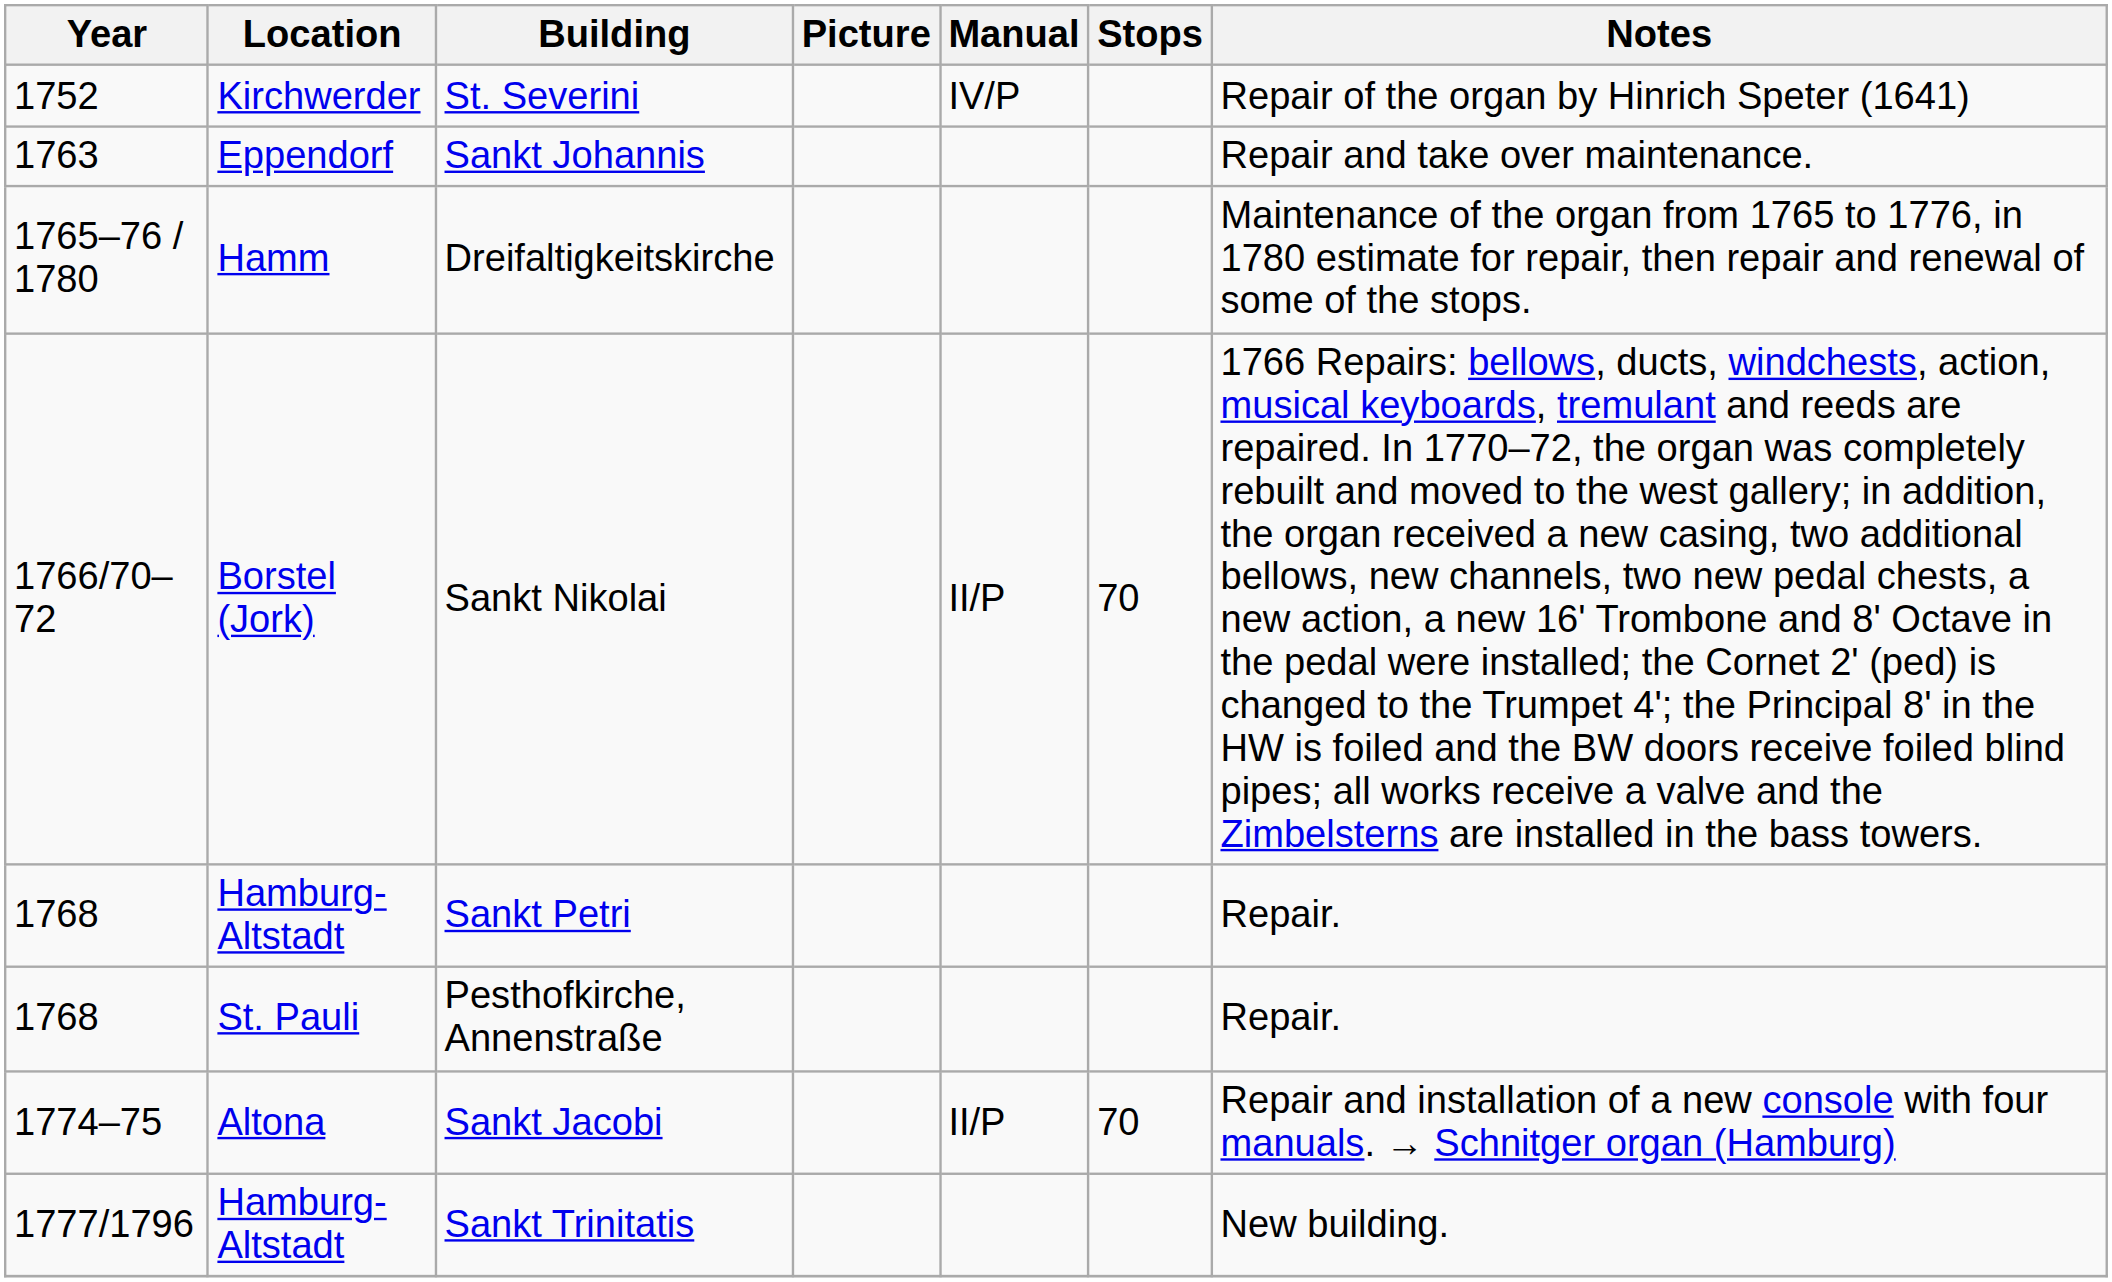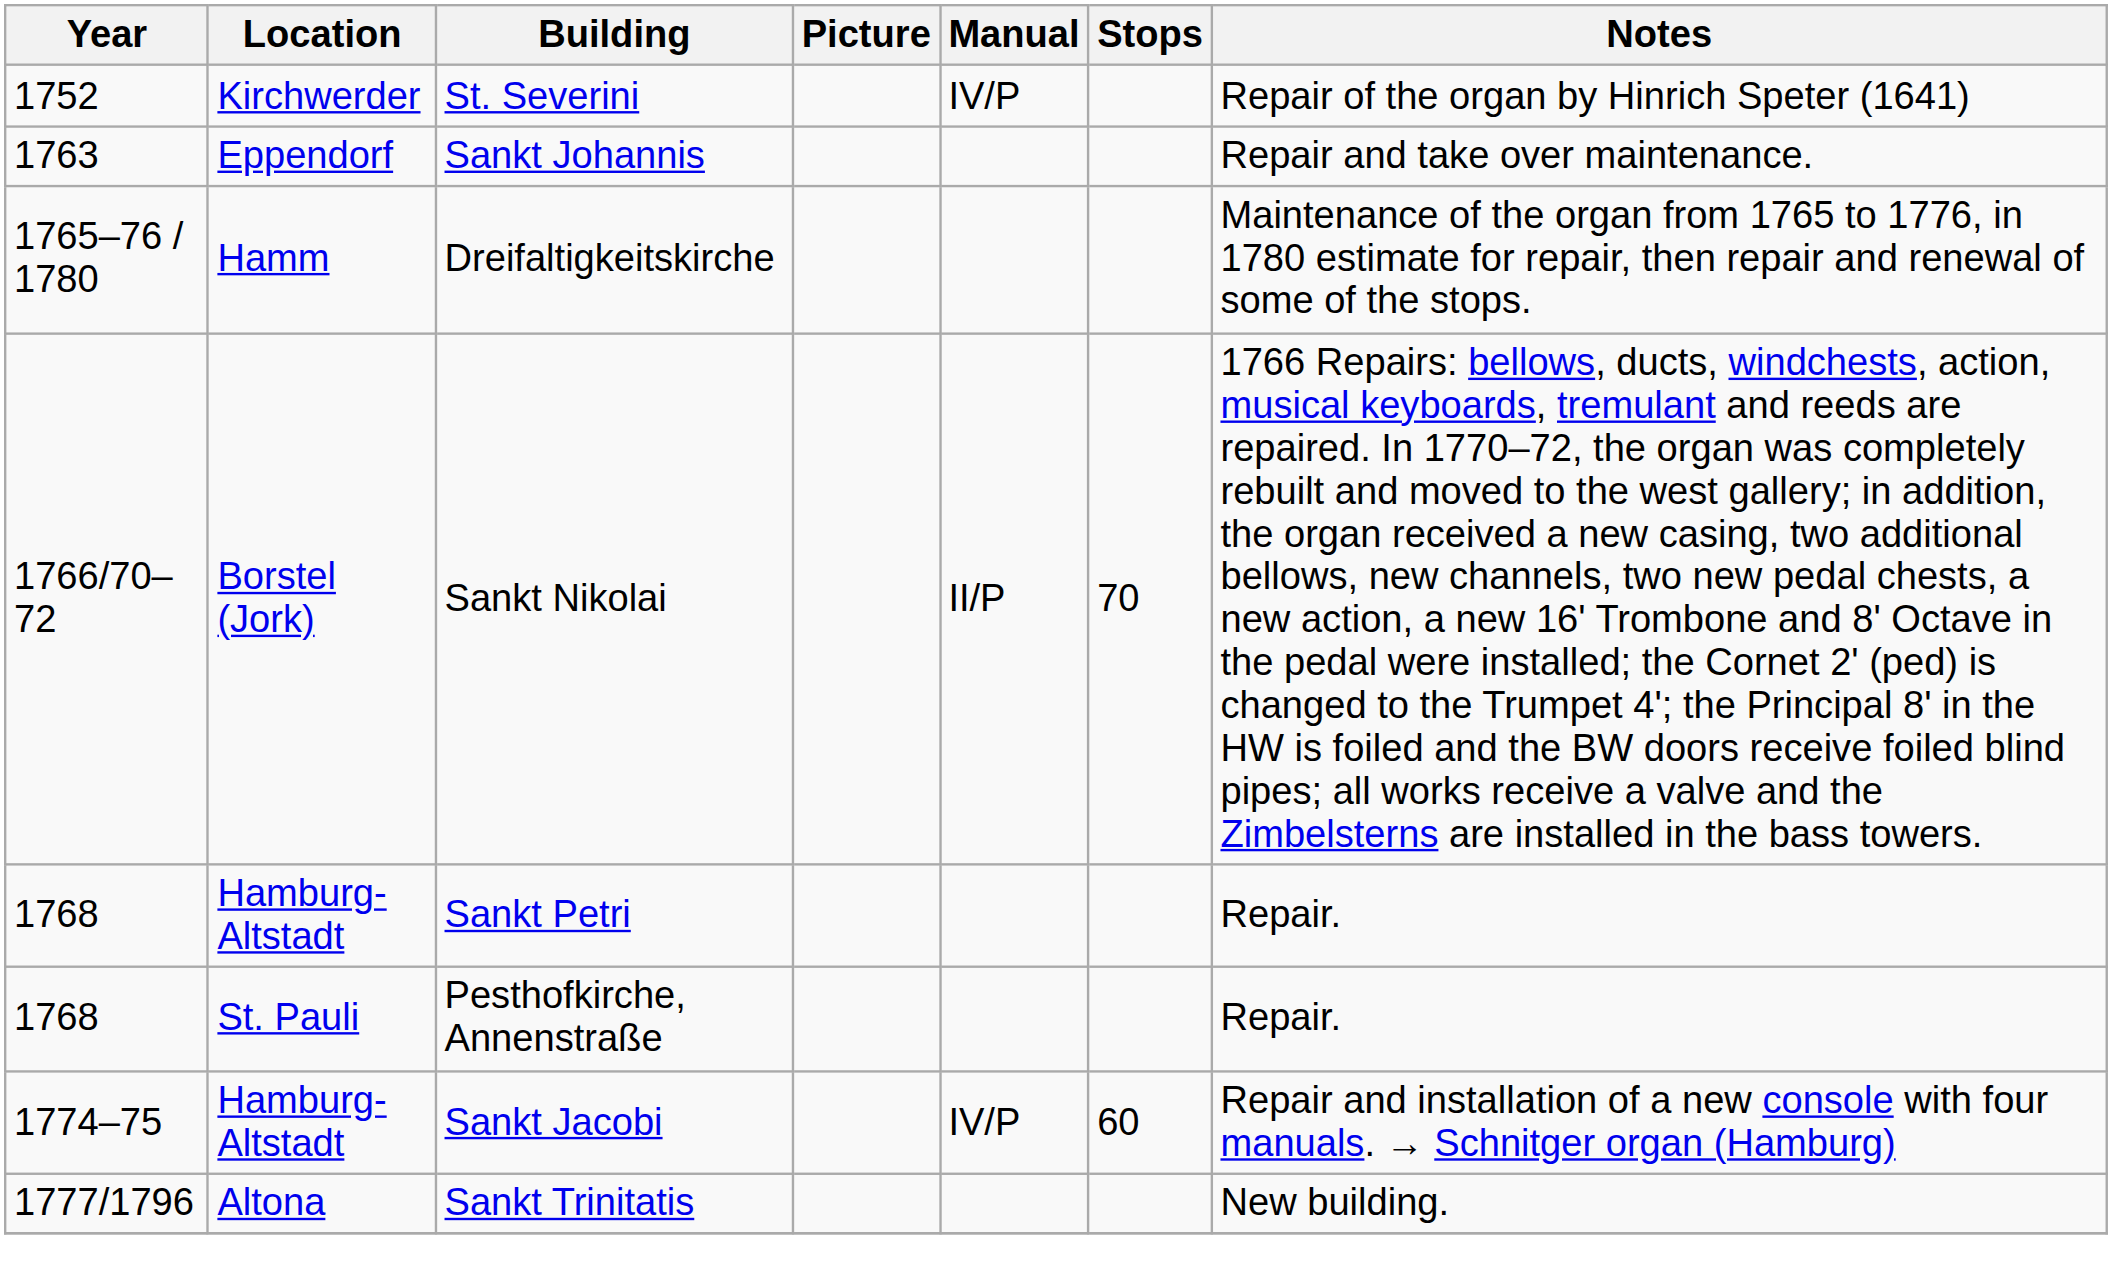(271, 1121) Altona -> (302, 1121) Hamburg-Altstadt
(977, 1121) II/P -> (984, 1121) IV/P
(1118, 1121) 70 -> (1118, 1121) 60
(302, 1224) Hamburg-Altstadt -> (271, 1203) Altona
